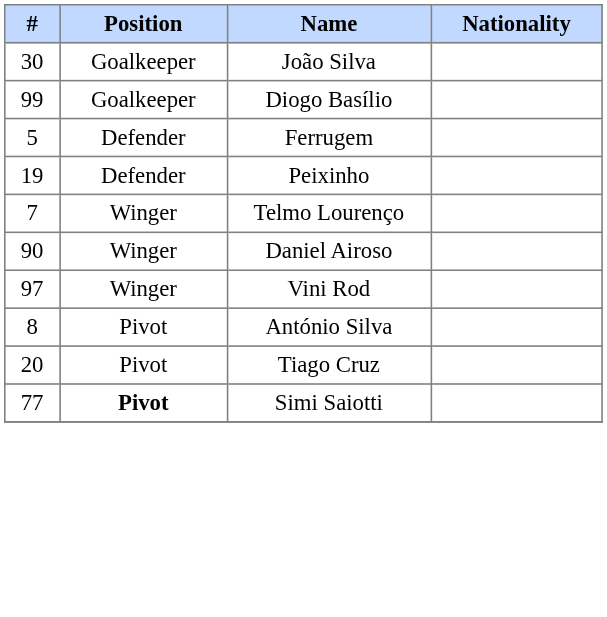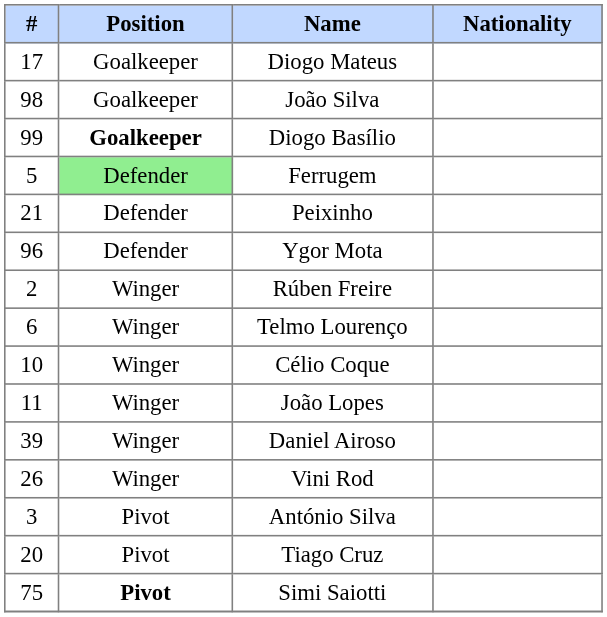+ row: (332, 61)
(32, 61) 30 -> (32, 99) 98
(143, 99) normal -> (146, 137) bold
(143, 137) no background -> (146, 175) lightgreen background
(32, 175) 19 -> (32, 213) 21
+ row: (332, 250)
+ row: (332, 288)
(32, 213) 7 -> (32, 326) 6
+ row: (332, 364)
+ row: (332, 402)
(32, 250) 90 -> (32, 440) 39
(32, 288) 97 -> (32, 478) 26
(32, 326) 8 -> (32, 516) 3
(32, 402) 77 -> (32, 592) 75
